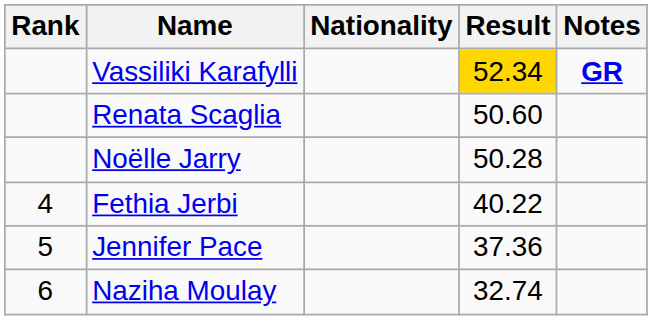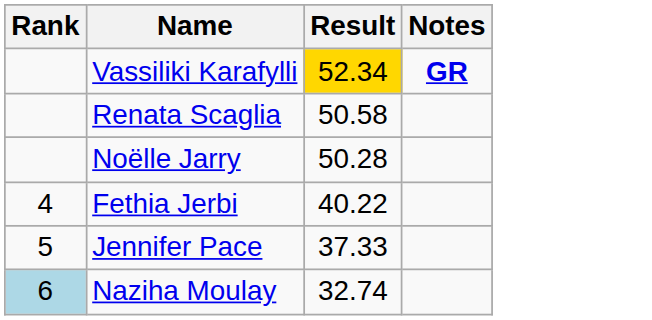- column: (381, 26)
(508, 114) 50.60 -> (353, 114) 50.58
(508, 247) 37.36 -> (353, 247) 37.33
(45, 291) no background -> (45, 291) lightblue background
